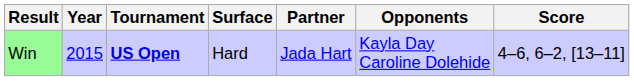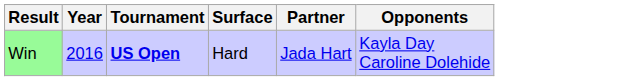- column: (561, 17)
(85, 52) 2015 -> (85, 52) 2016
